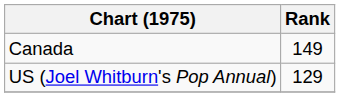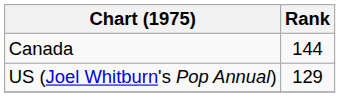(308, 48) 149 -> (308, 48) 144
